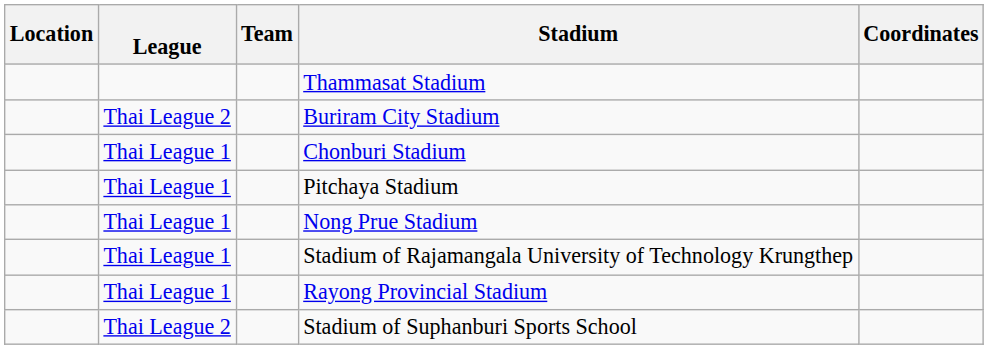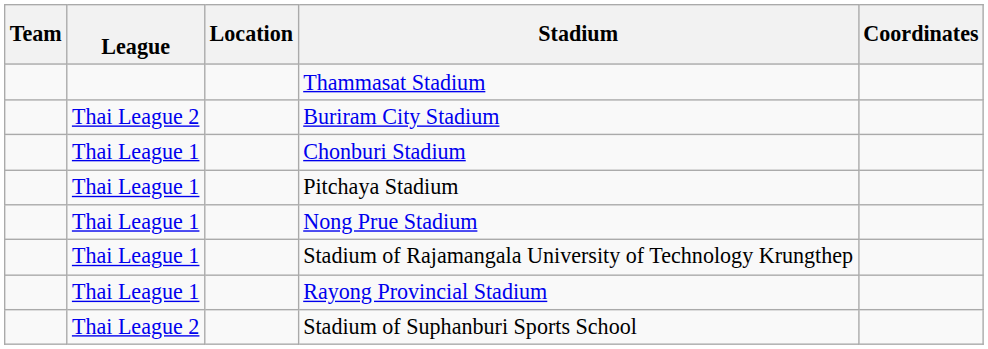columns swapped: (267, 34) <-> (51, 34)
